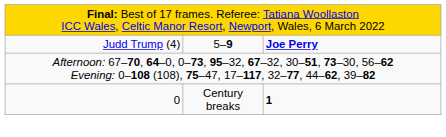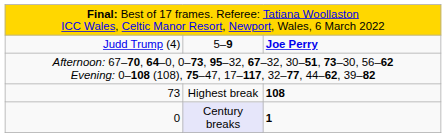+ row: (174, 93)
(223, 100) no background -> (223, 118) lavender background
